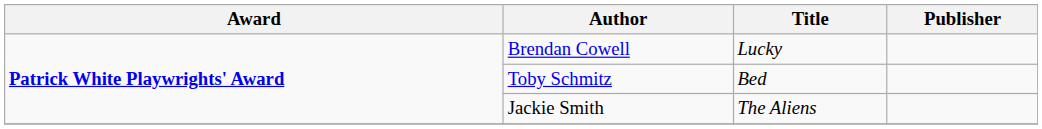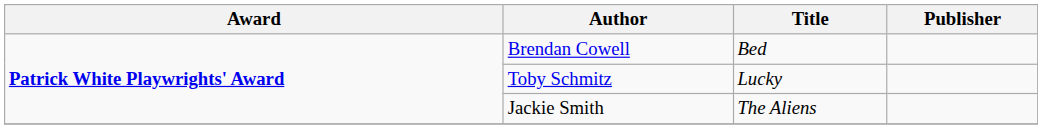(760, 49) Lucky -> (752, 49) Bed
(752, 78) Bed -> (760, 78) Lucky
